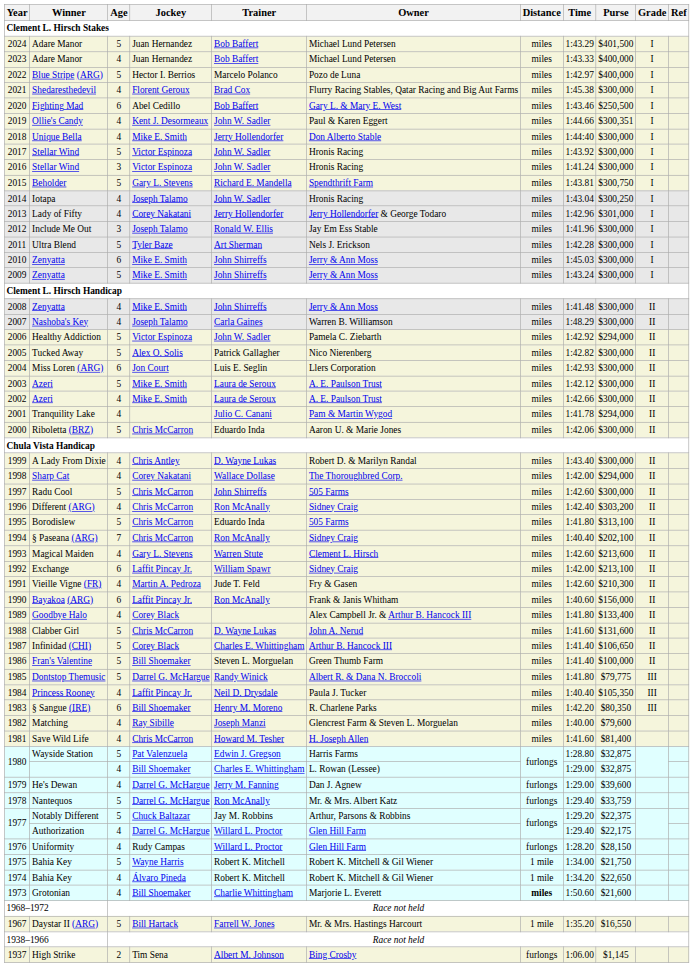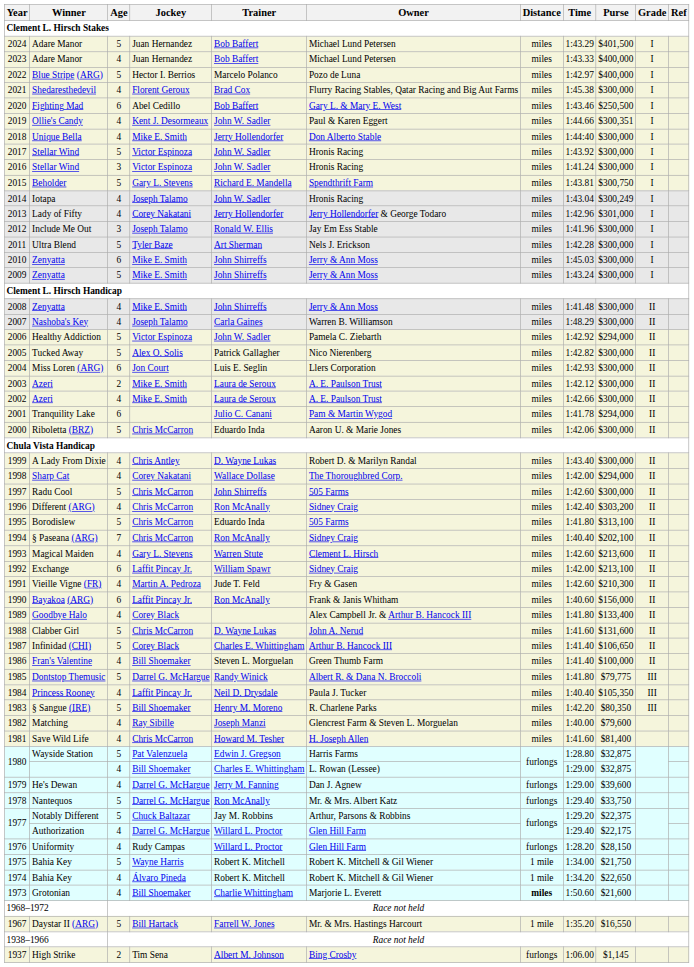(616, 198) $300,250 -> (616, 198) $300,249
(119, 383) 5 -> (119, 383) 2
(119, 414) 4 -> (119, 414) 6
(119, 661) 5 -> (119, 661) 4
(119, 707) 6 -> (119, 707) 5
(616, 800) $33,759 -> (616, 800) $33,750
